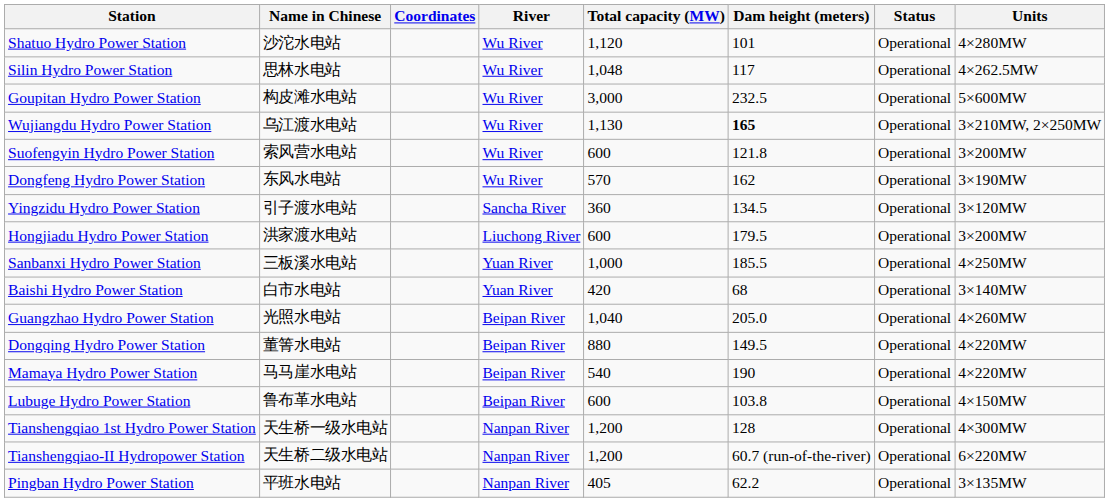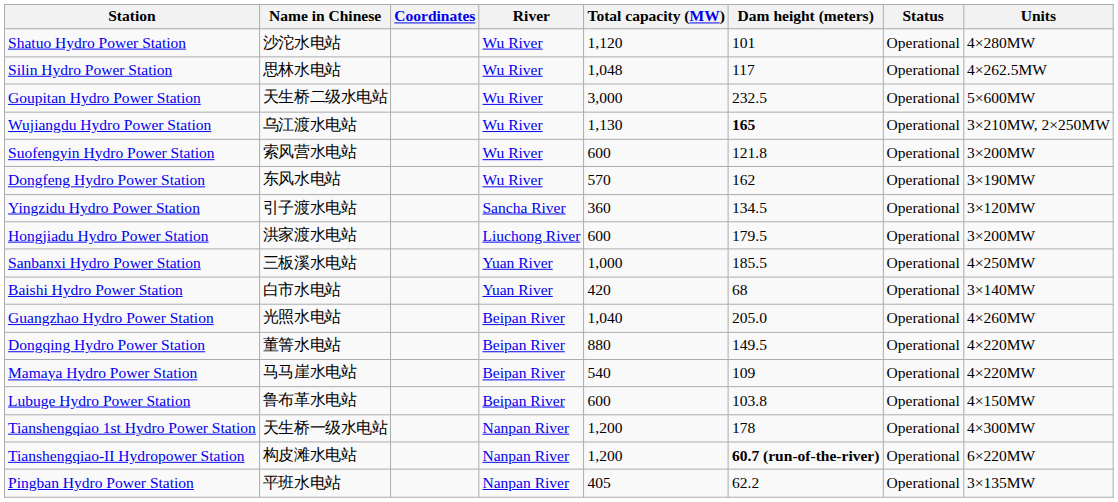(310, 97) 构皮滩水电站 -> (325, 97) 天生桥二级水电站
(744, 373) 190 -> (744, 373) 109
(744, 428) 128 -> (744, 428) 178
(325, 455) 天生桥二级水电站 -> (310, 455) 构皮滩水电站
(801, 455) normal -> (806, 455) bold
